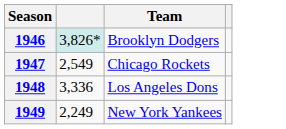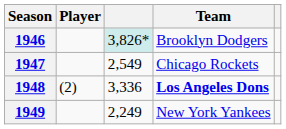+ column: (80, 16)
(163, 87) normal -> (213, 87) bold
